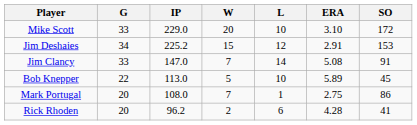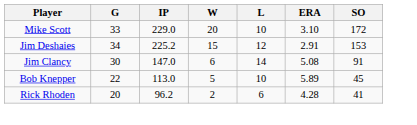(124, 62) 33 -> (115, 62) 30
(228, 62) 7 -> (212, 62) 6
- row: (51, 95)
